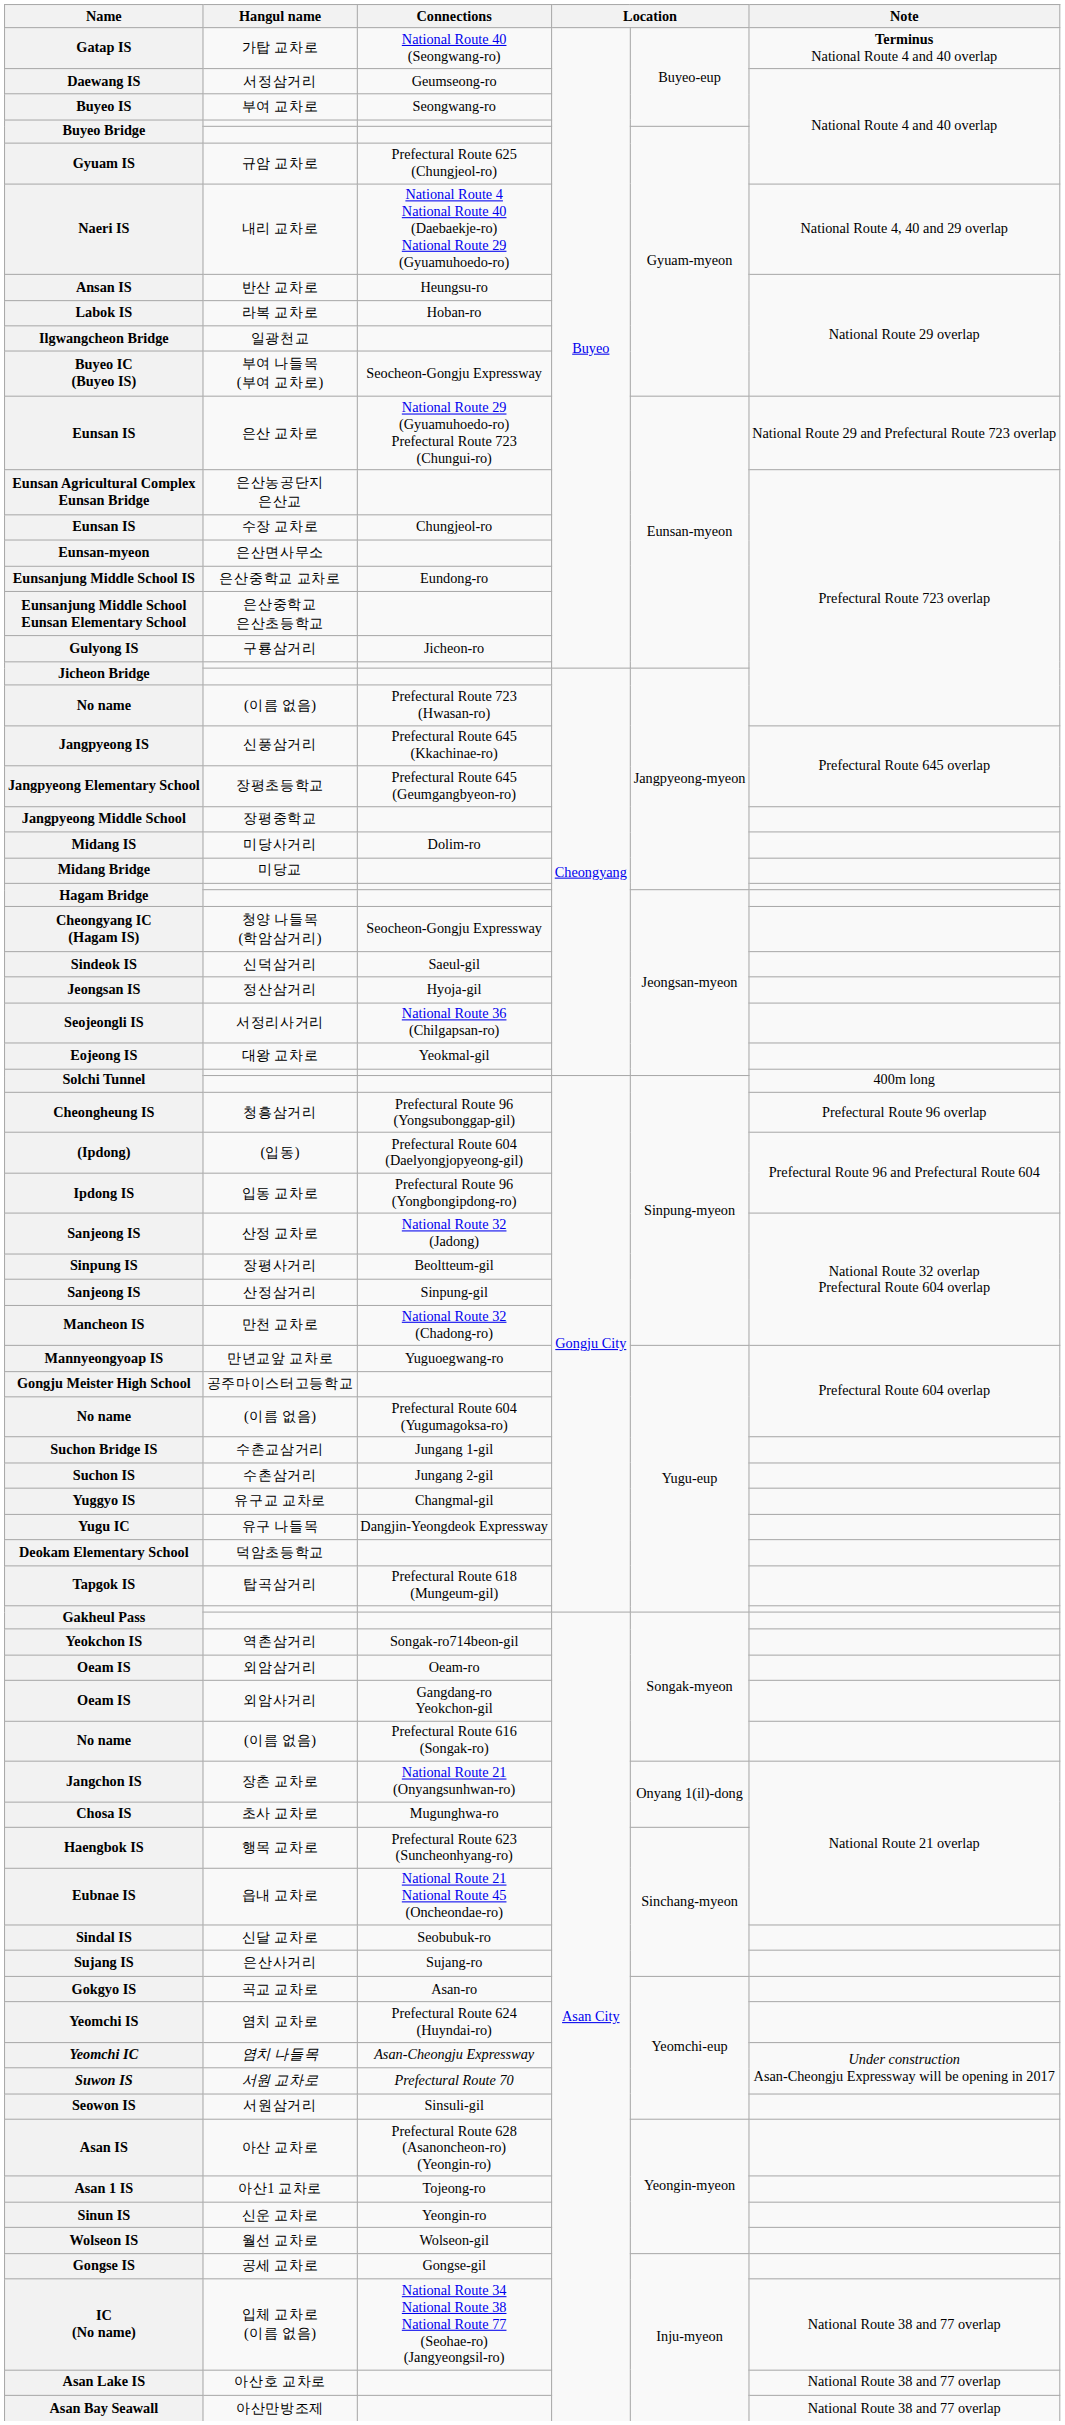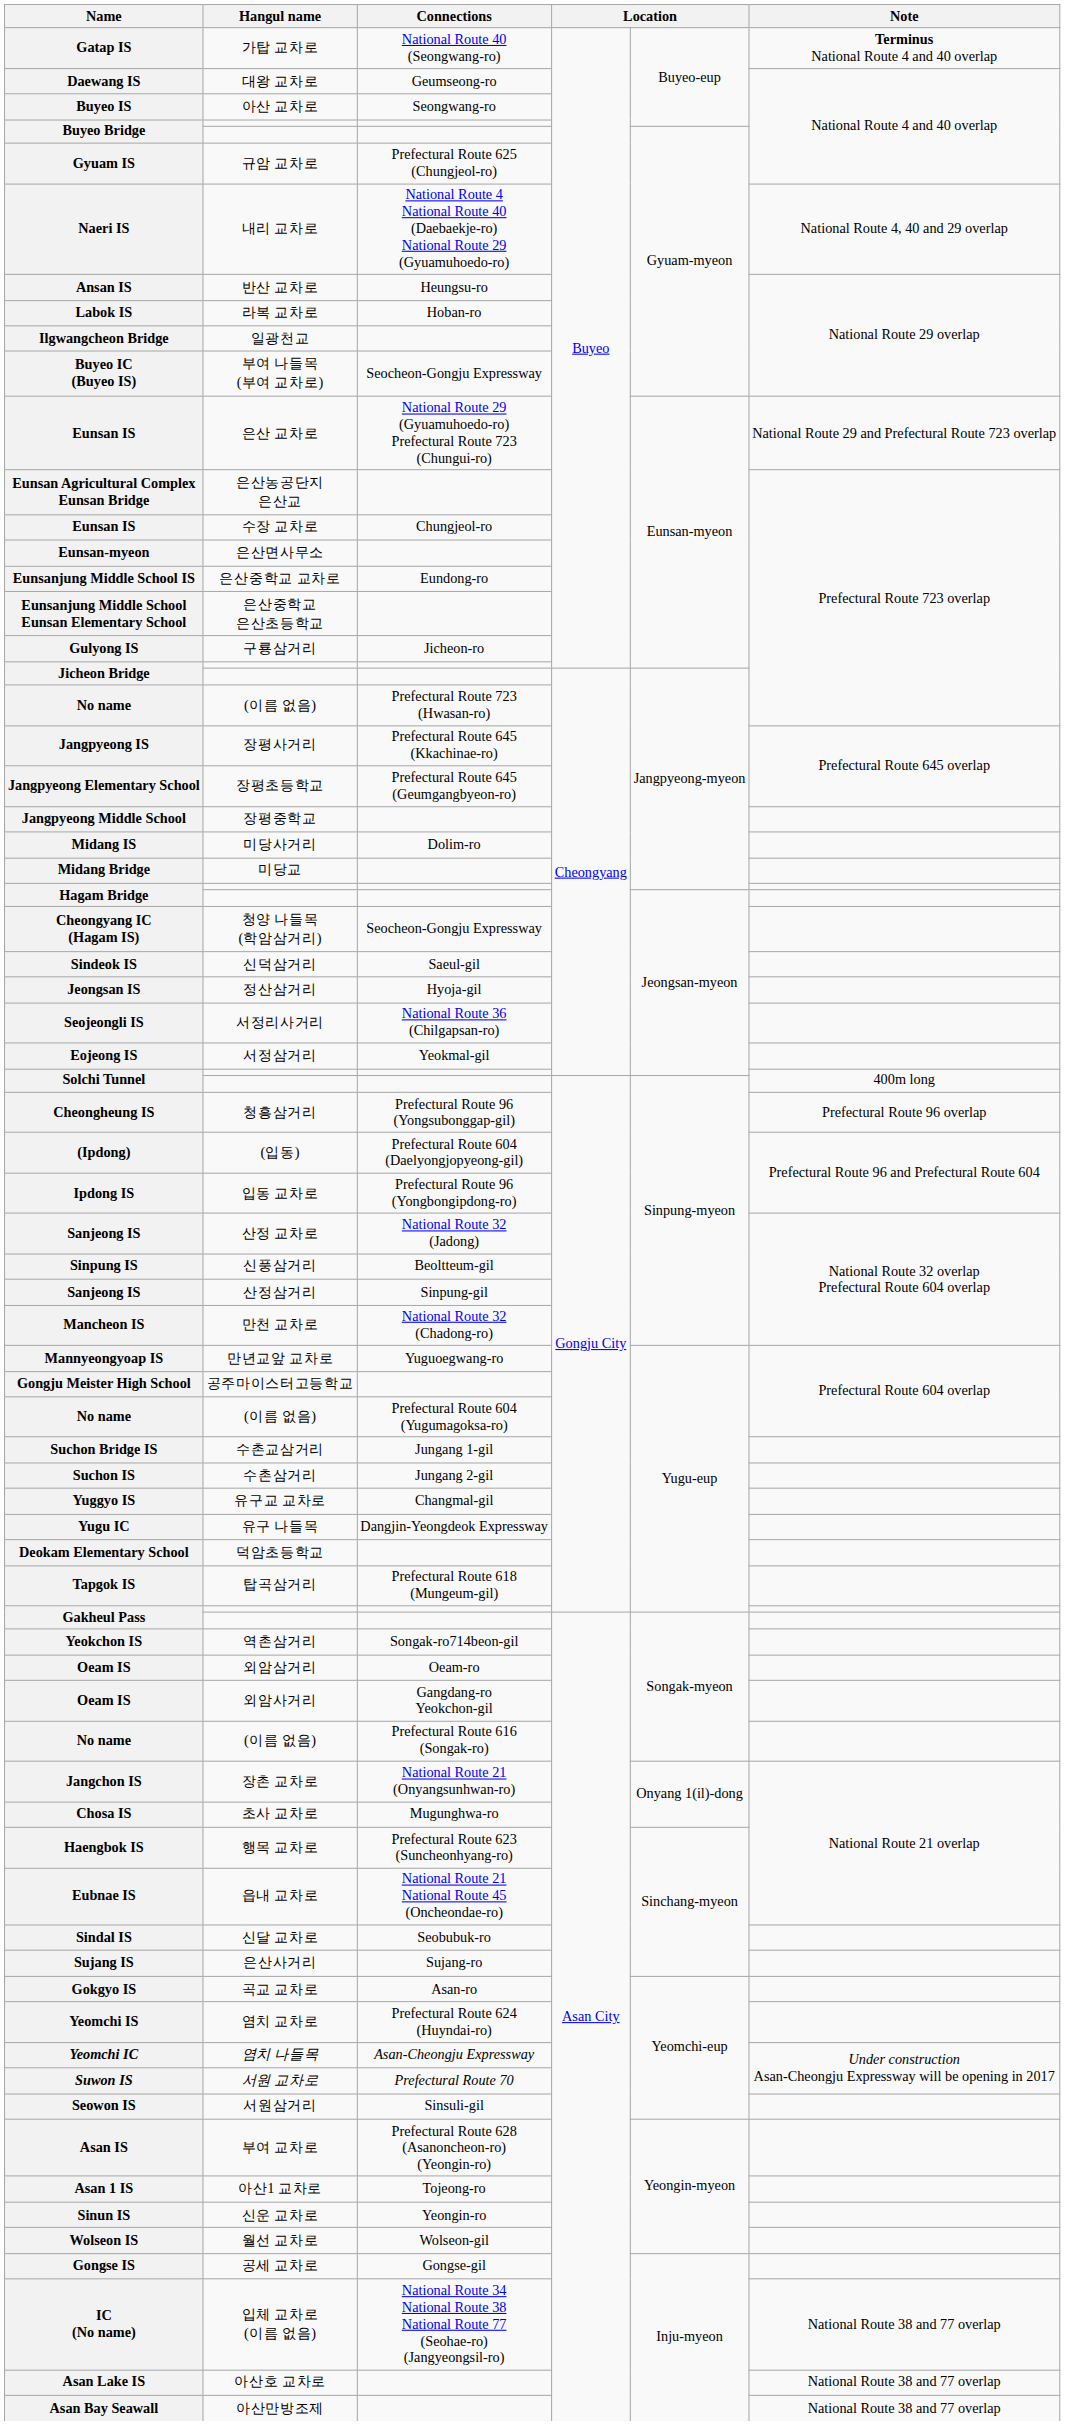(280, 80) 서정삼거리 -> (280, 80) 대왕 교차로
(280, 106) 부여 교차로 -> (280, 106) 아산 교차로
(280, 745) 신풍삼거리 -> (280, 745) 장평사거리
(280, 1055) 대왕 교차로 -> (280, 1055) 서정삼거리
(280, 1266) 장평사거리 -> (280, 1266) 신풍삼거리
(280, 2147) 아산 교차로 -> (280, 2147) 부여 교차로
